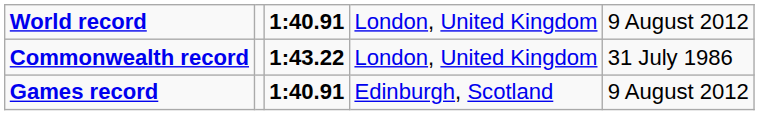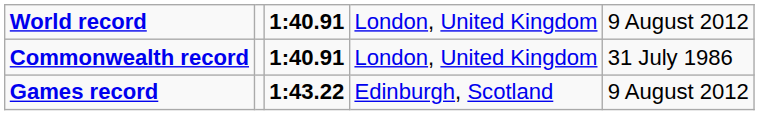(307, 57) 1:43.22 -> (307, 57) 1:40.91
(307, 92) 1:40.91 -> (307, 92) 1:43.22
